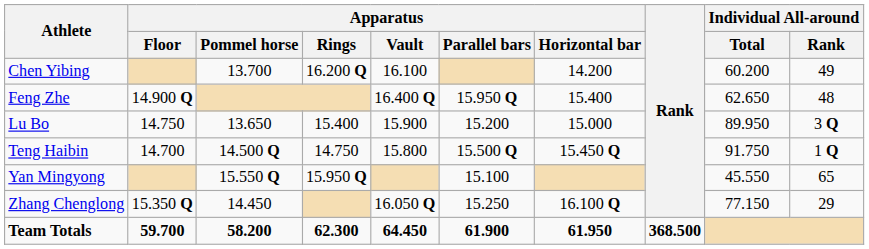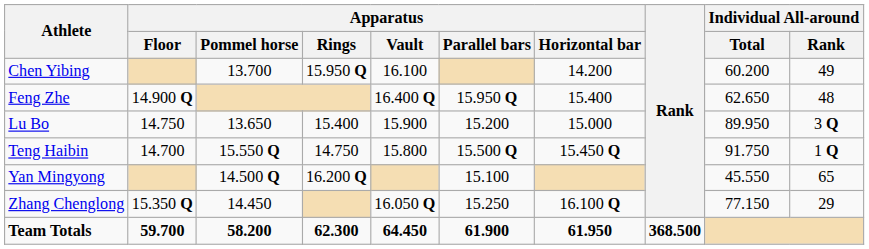(336, 71) 16.200 Q -> (336, 71) 15.950 Q
(249, 151) 14.500 Q -> (249, 151) 15.550 Q
(249, 177) 15.550 Q -> (249, 177) 14.500 Q
(336, 177) 15.950 Q -> (336, 177) 16.200 Q
